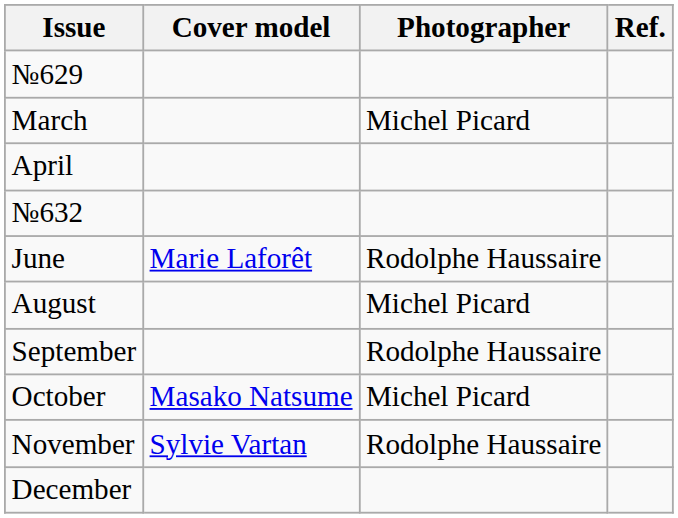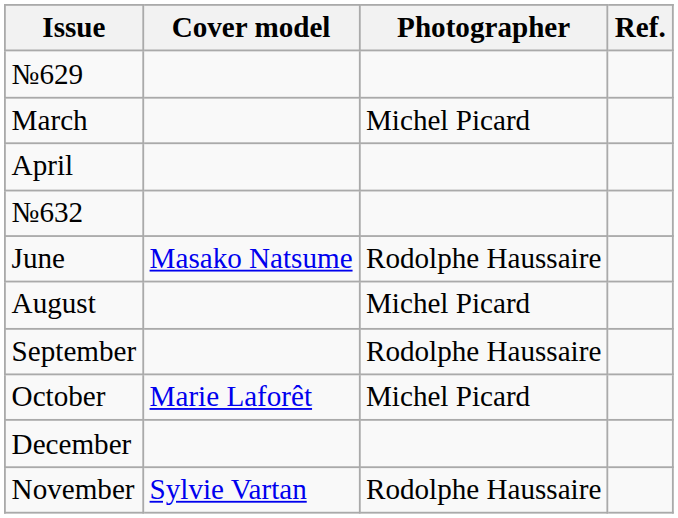(231, 258) Marie Laforêt -> (251, 258) Masako Natsume
(251, 397) Masako Natsume -> (231, 397) Marie Laforêt
rows swapped: (73, 443) <-> (71, 489)
